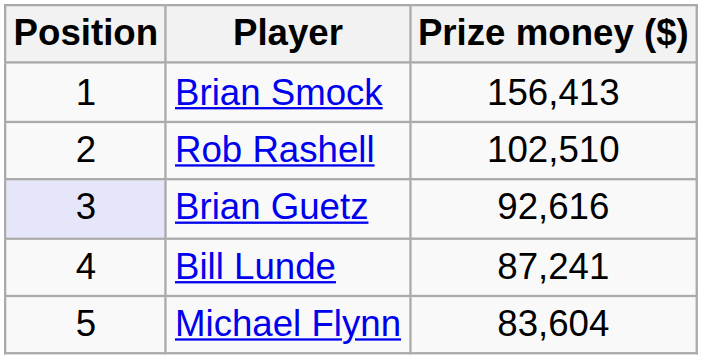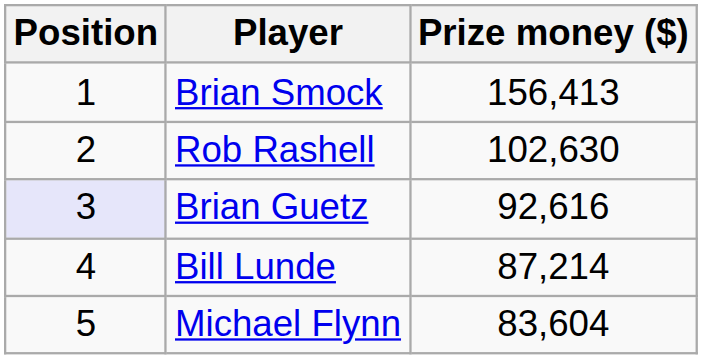(553, 149) 102,510 -> (553, 149) 102,630
(553, 265) 87,241 -> (553, 265) 87,214
